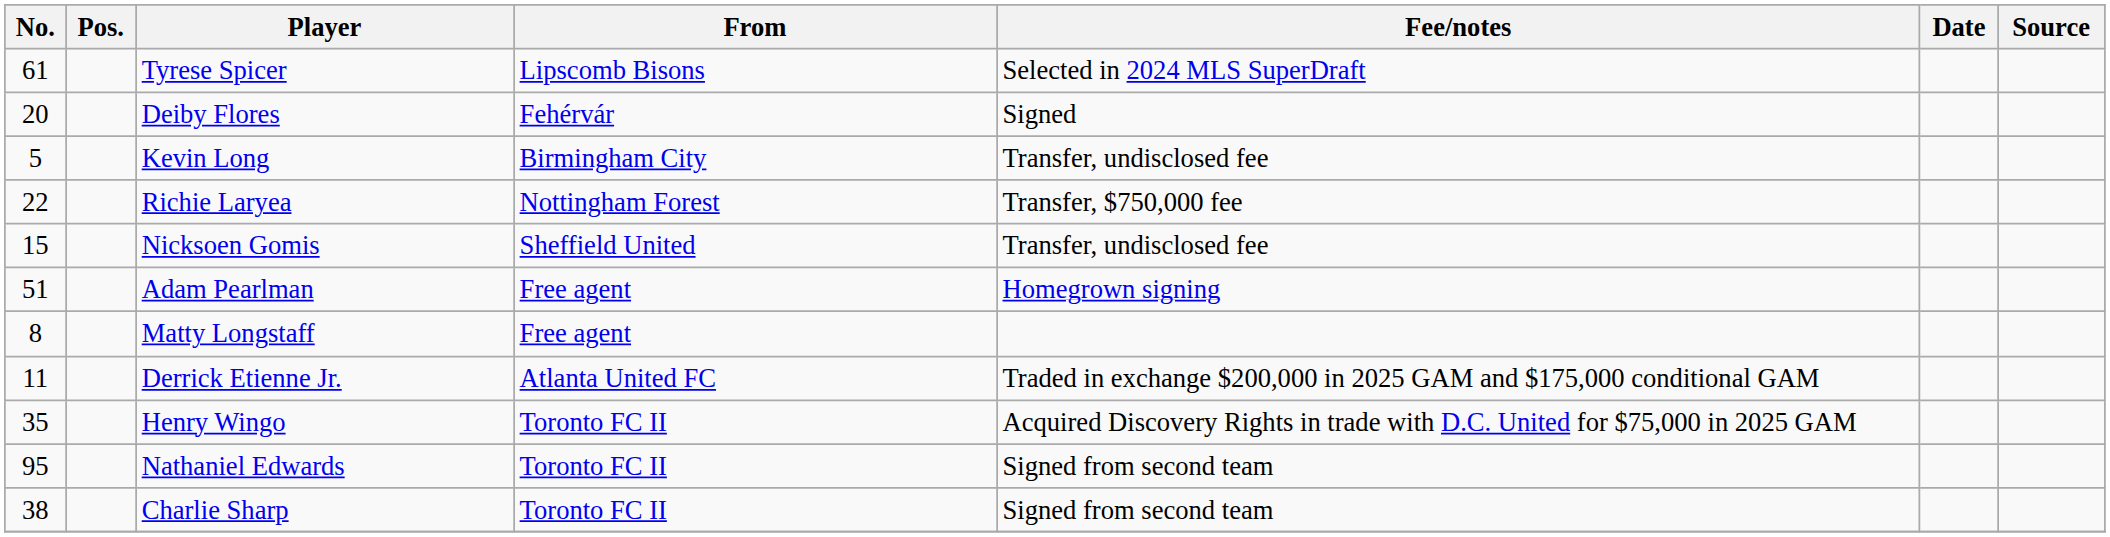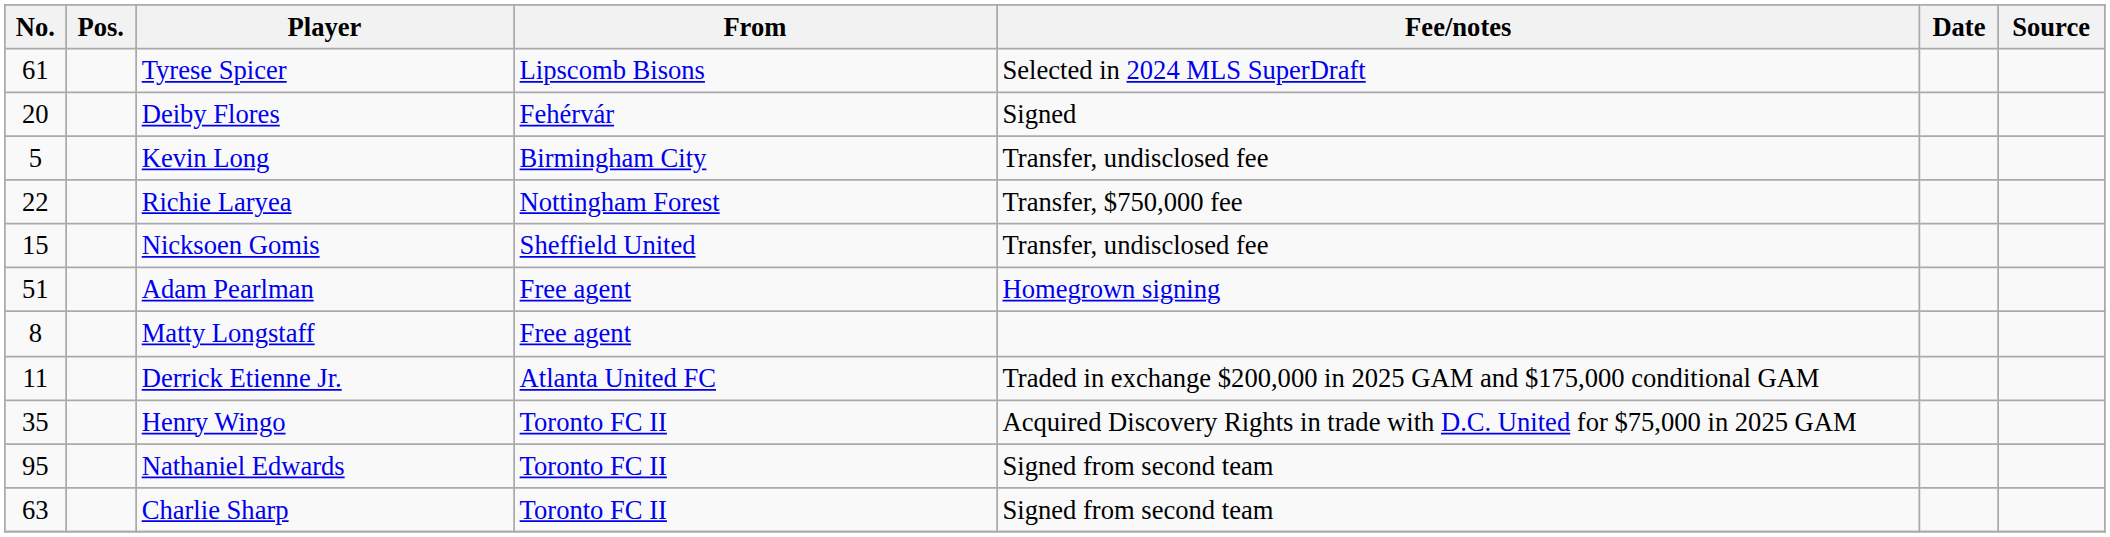(35, 509) 38 -> (35, 509) 63
